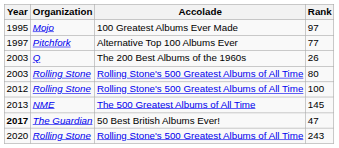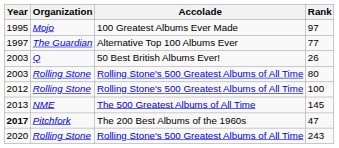(52, 43) Pitchfork -> (63, 43) The Guardian
(172, 58) The 200 Best Albums of the 1960s -> (159, 58) 50 Best British Albums Ever!
(63, 120) The Guardian -> (52, 120) Pitchfork
(159, 120) 50 Best British Albums Ever! -> (172, 120) The 200 Best Albums of the 1960s
